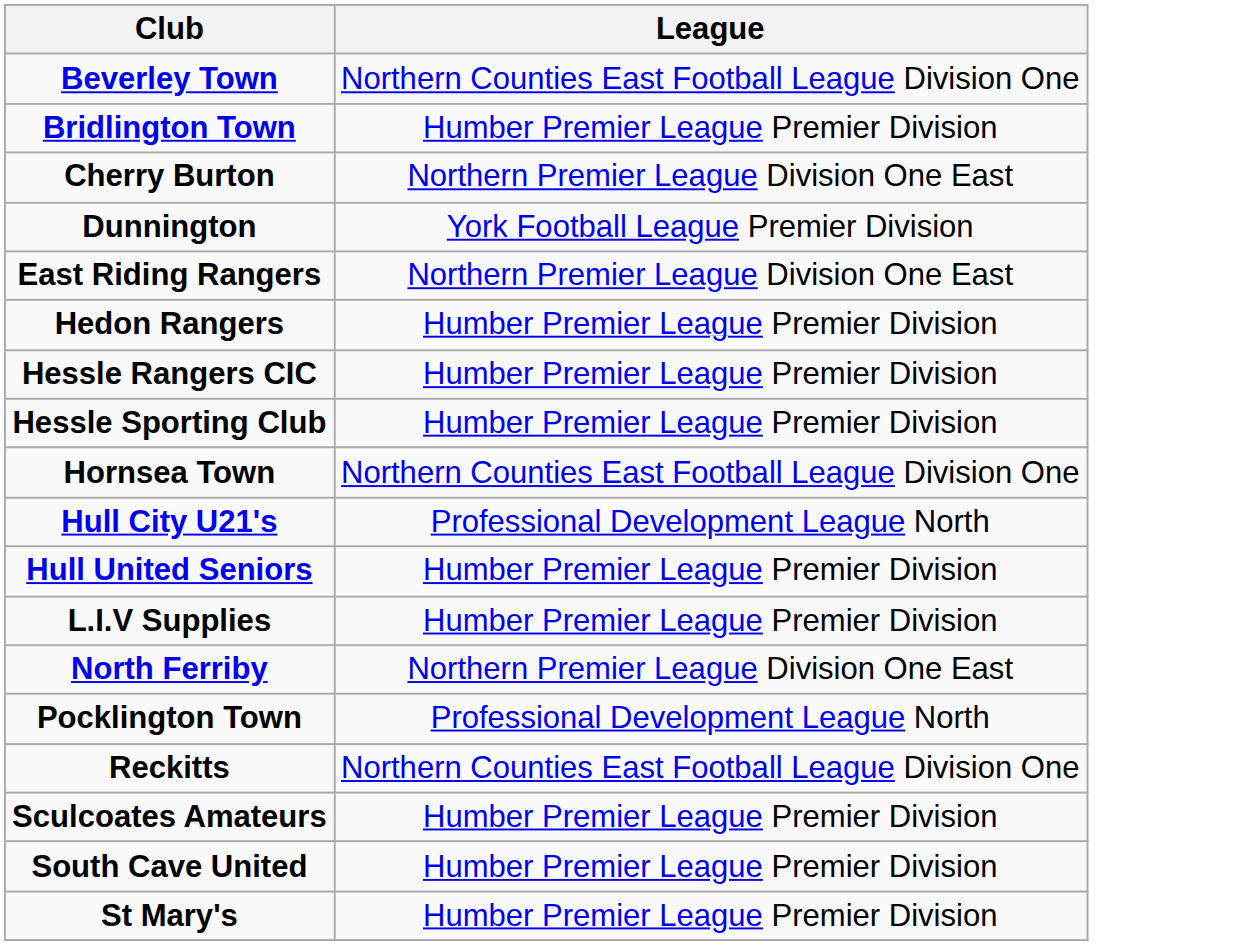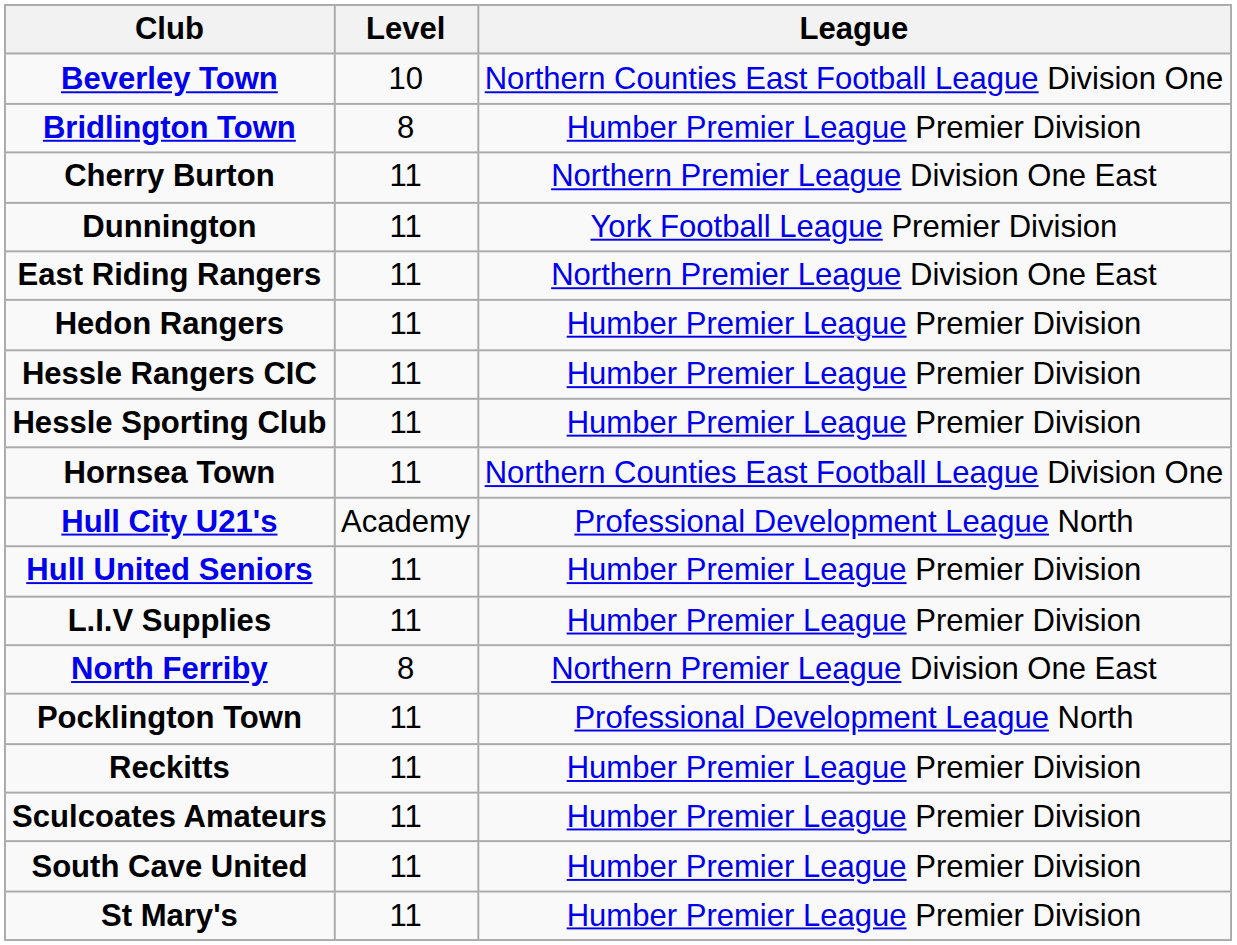+ column: (406, 29)
(710, 767) Northern Counties East Football League Division One -> (854, 767) Humber Premier League Premier Division
